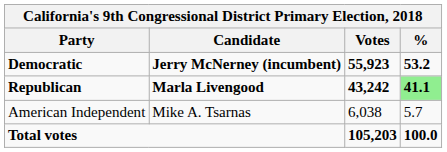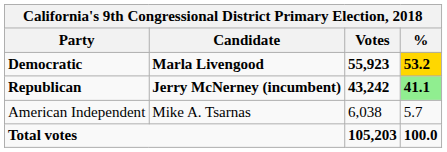(247, 64) Jerry McNerney (incumbent) -> (208, 64) Marla Livengood
(417, 64) no background -> (417, 64) gold background
(208, 87) Marla Livengood -> (247, 87) Jerry McNerney (incumbent)
